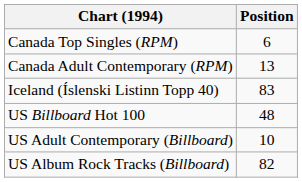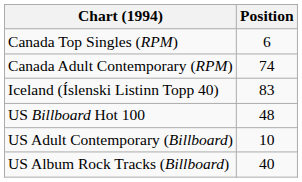(267, 66) 13 -> (267, 66) 74
(267, 164) 82 -> (267, 164) 40
